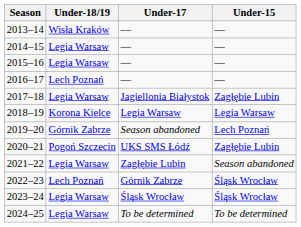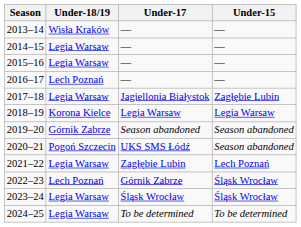(242, 130) Lech Poznań -> (254, 130) Season abandoned
(247, 146) Zagłębie Lubin -> (254, 146) Season abandoned
(254, 163) Season abandoned -> (242, 163) Lech Poznań
